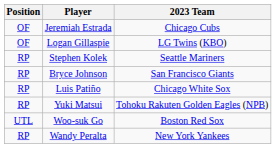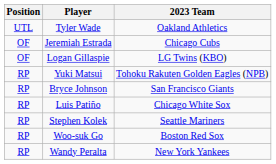+ row: (78, 27)
rows swapped: (78, 58) <-> (78, 105)
(23, 120) UTL -> (23, 136) RP
